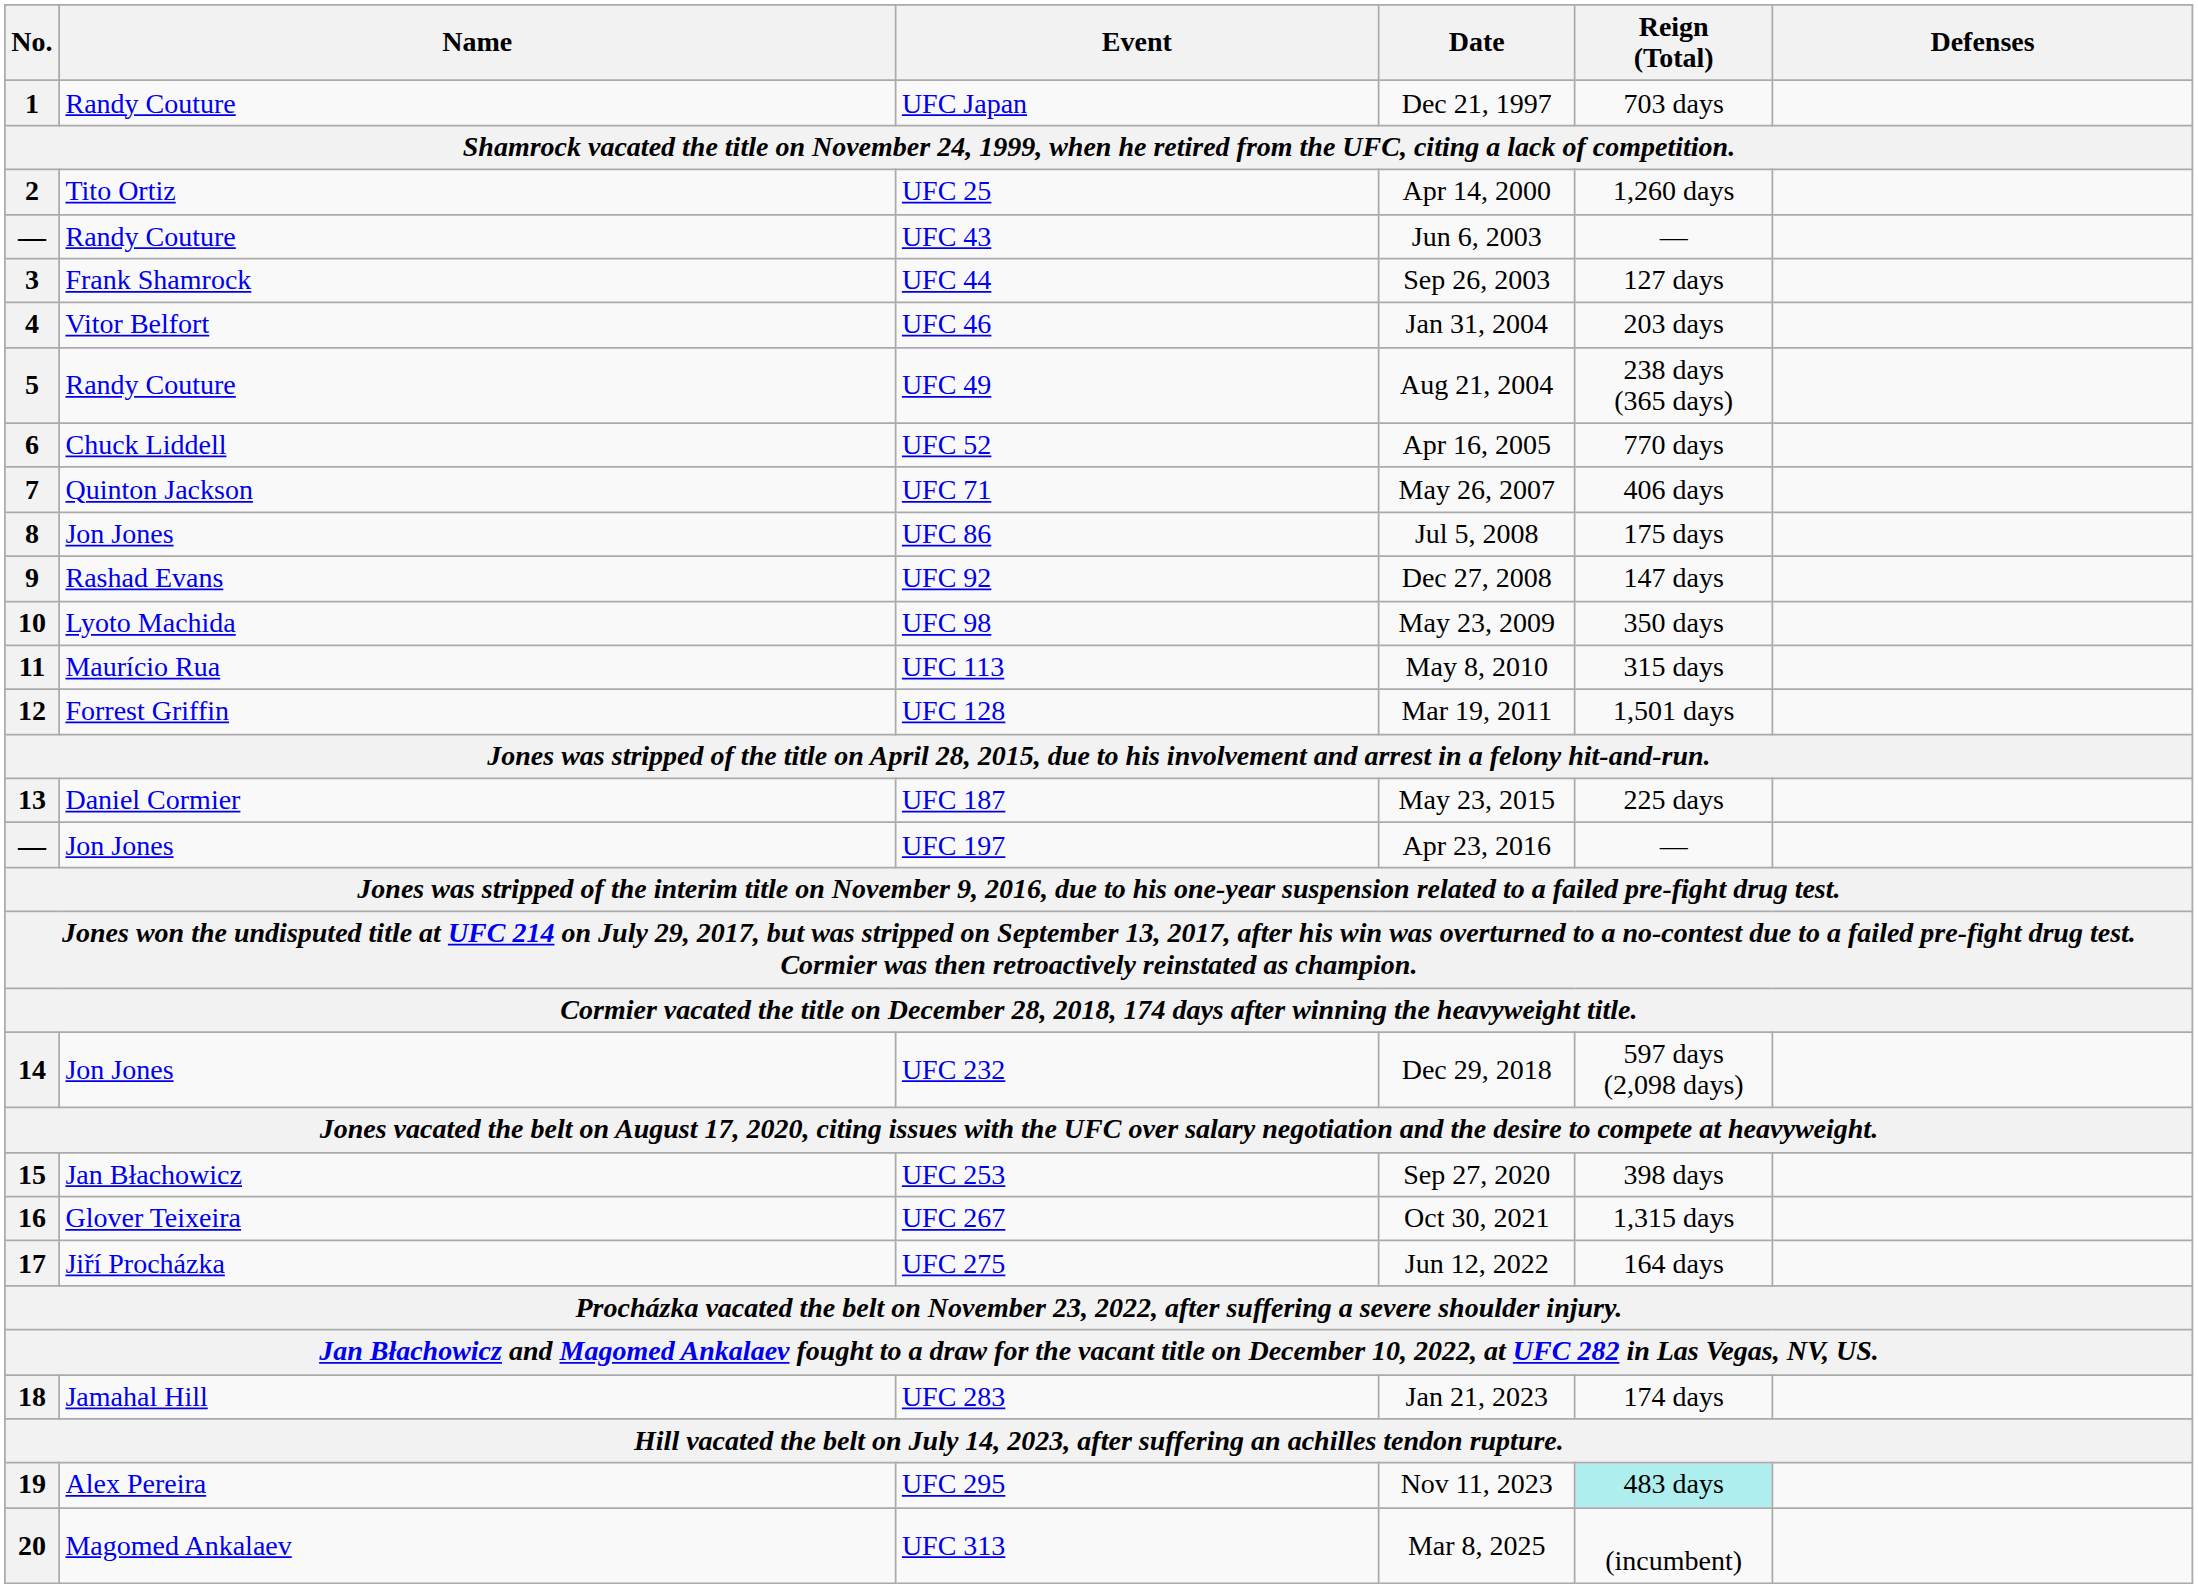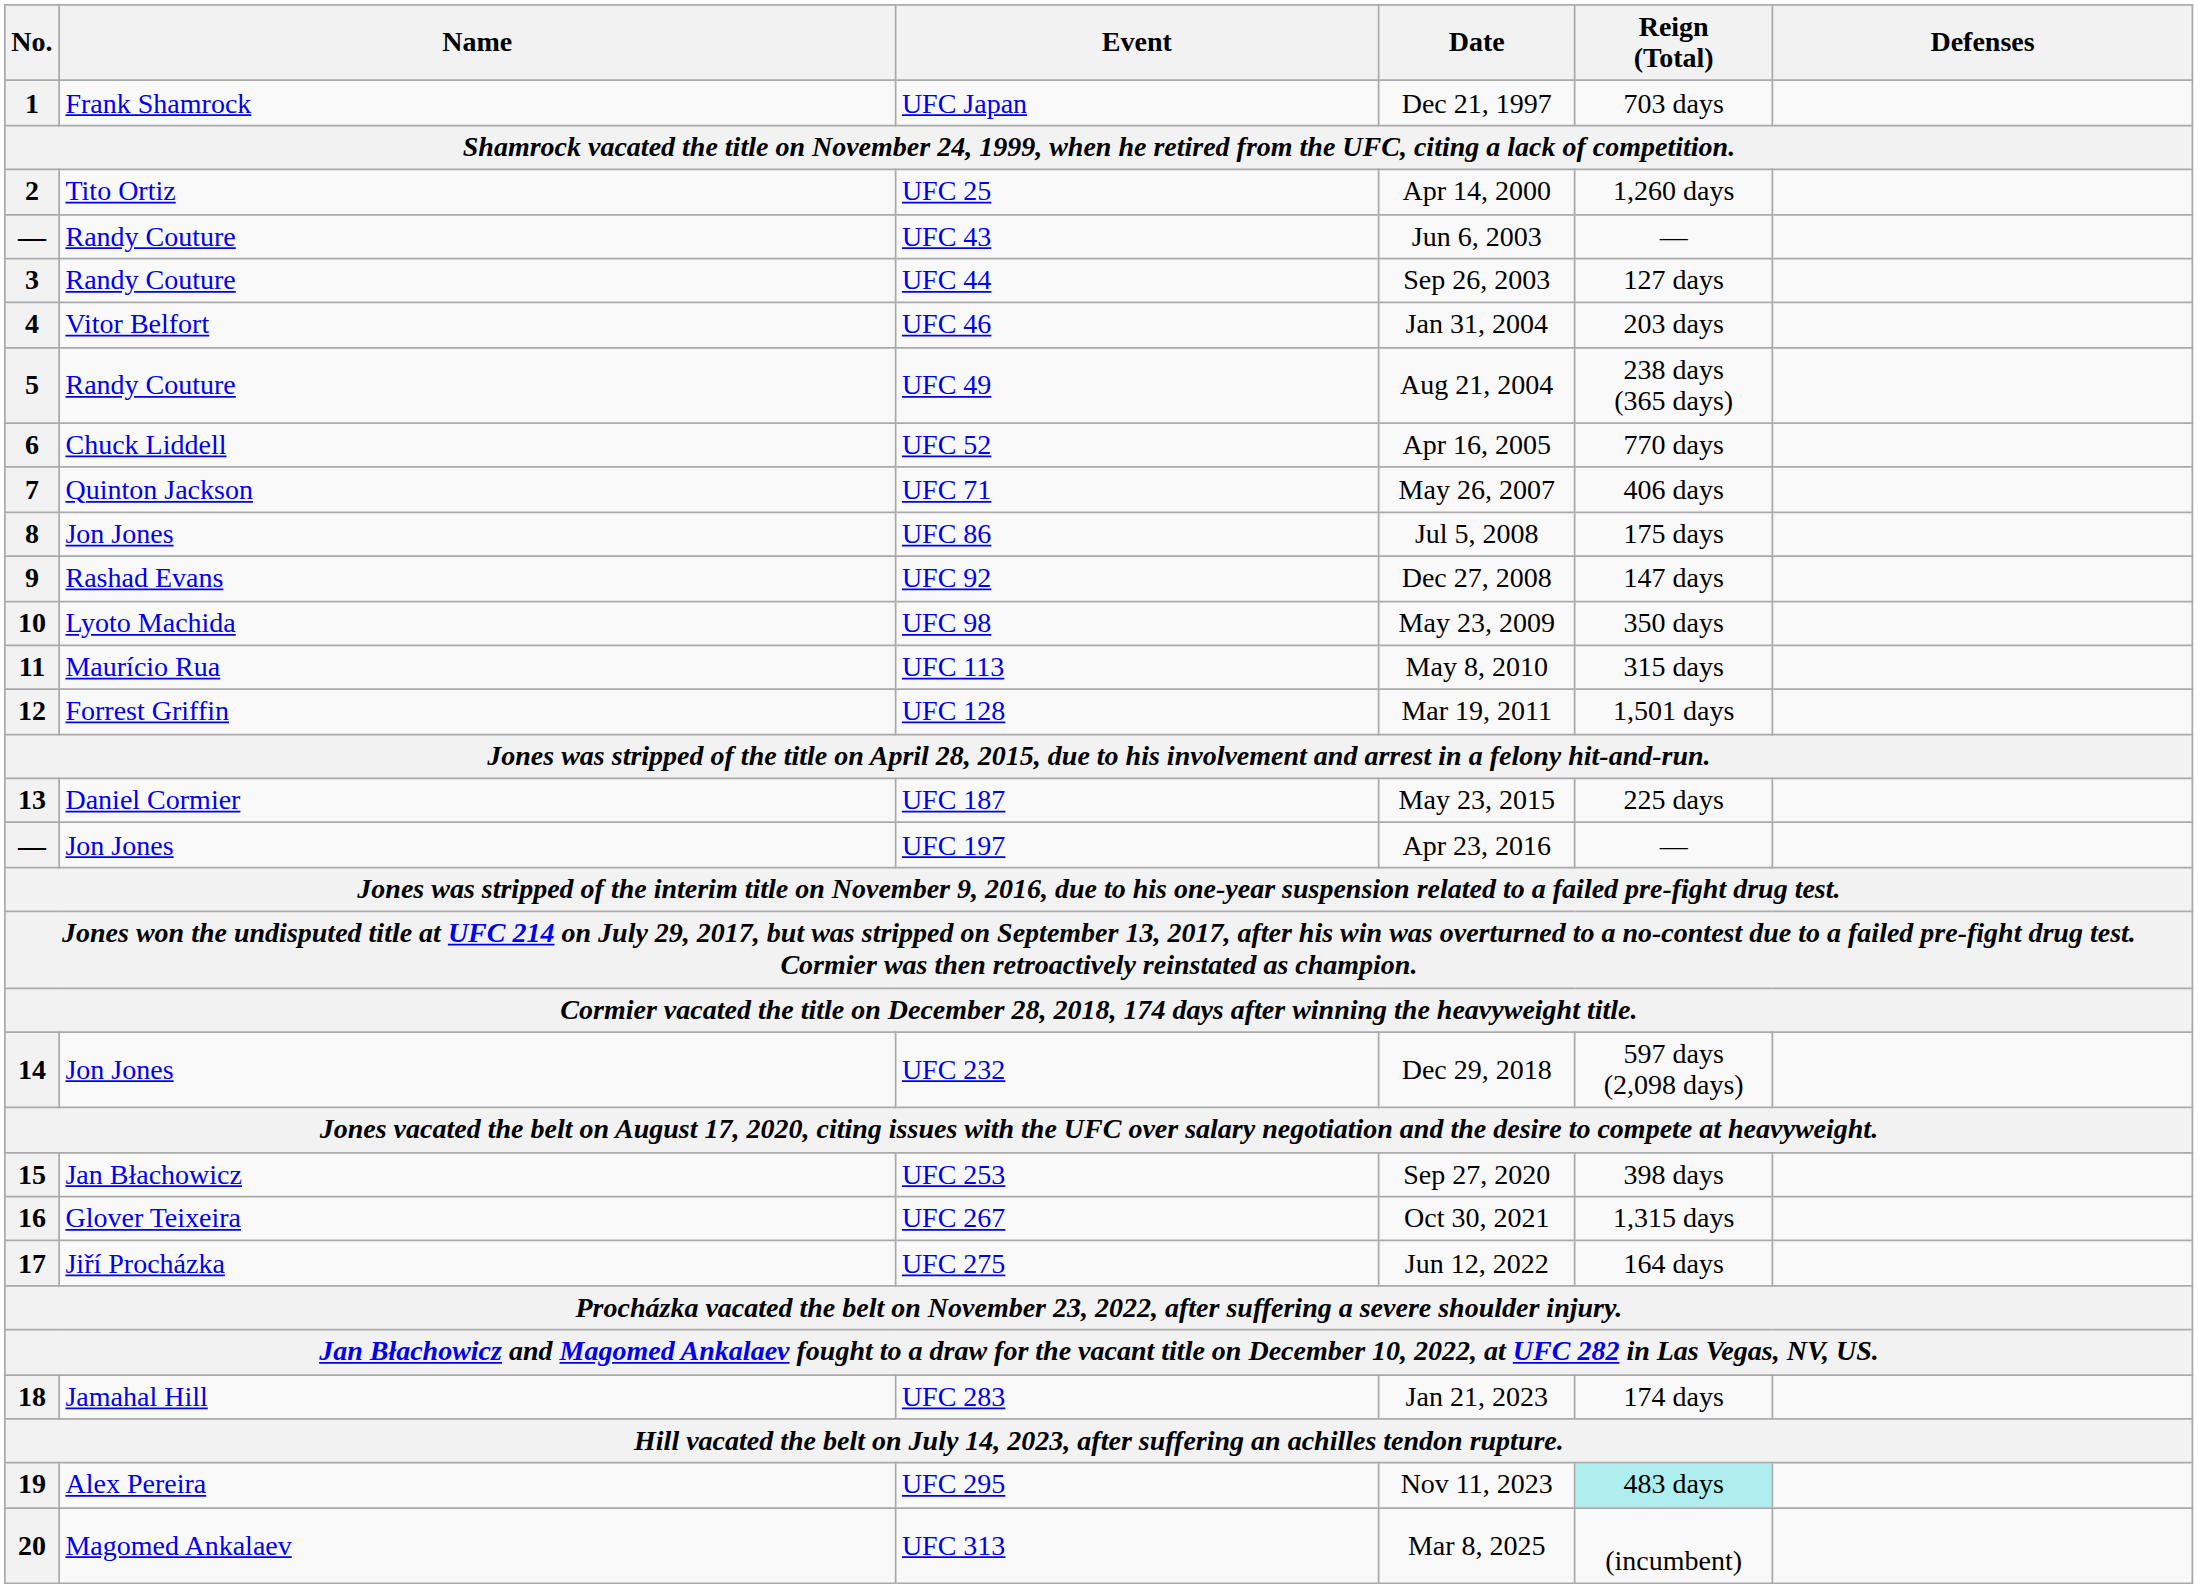(151, 102) Randy Couture -> (158, 102) Frank Shamrock
(158, 280) Frank Shamrock -> (151, 280) Randy Couture
